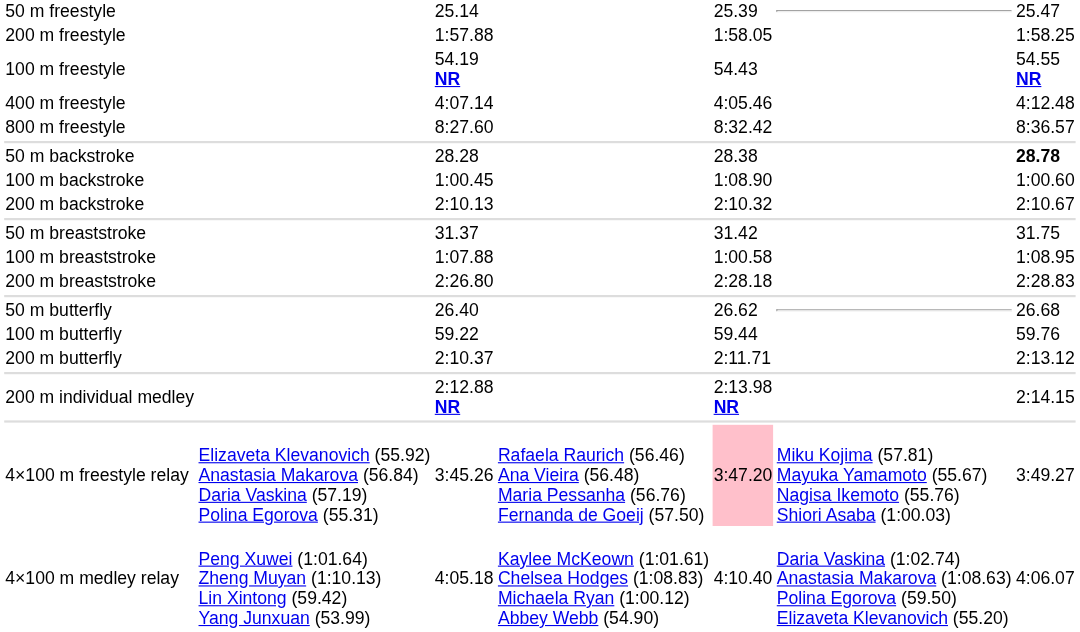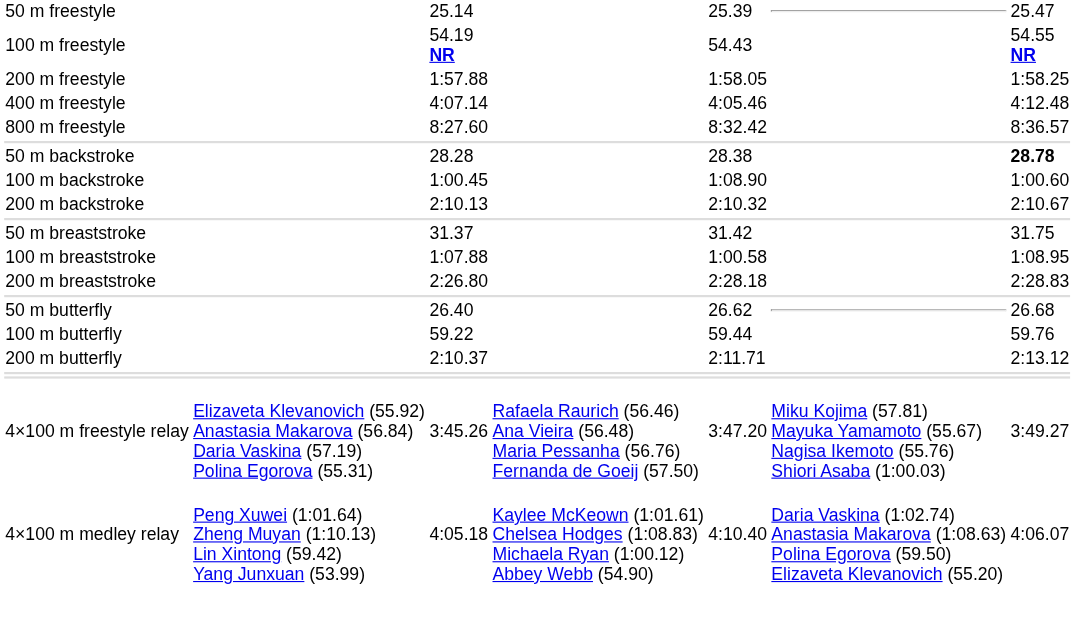rows swapped: (65, 69) <-> (65, 35)
- row: (100, 397)
(743, 475) pink background -> (738, 431) no background
